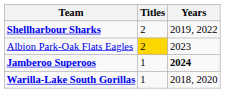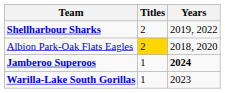(181, 46) 2023 -> (194, 46) 2018, 2020
(194, 79) 2018, 2020 -> (181, 79) 2023
